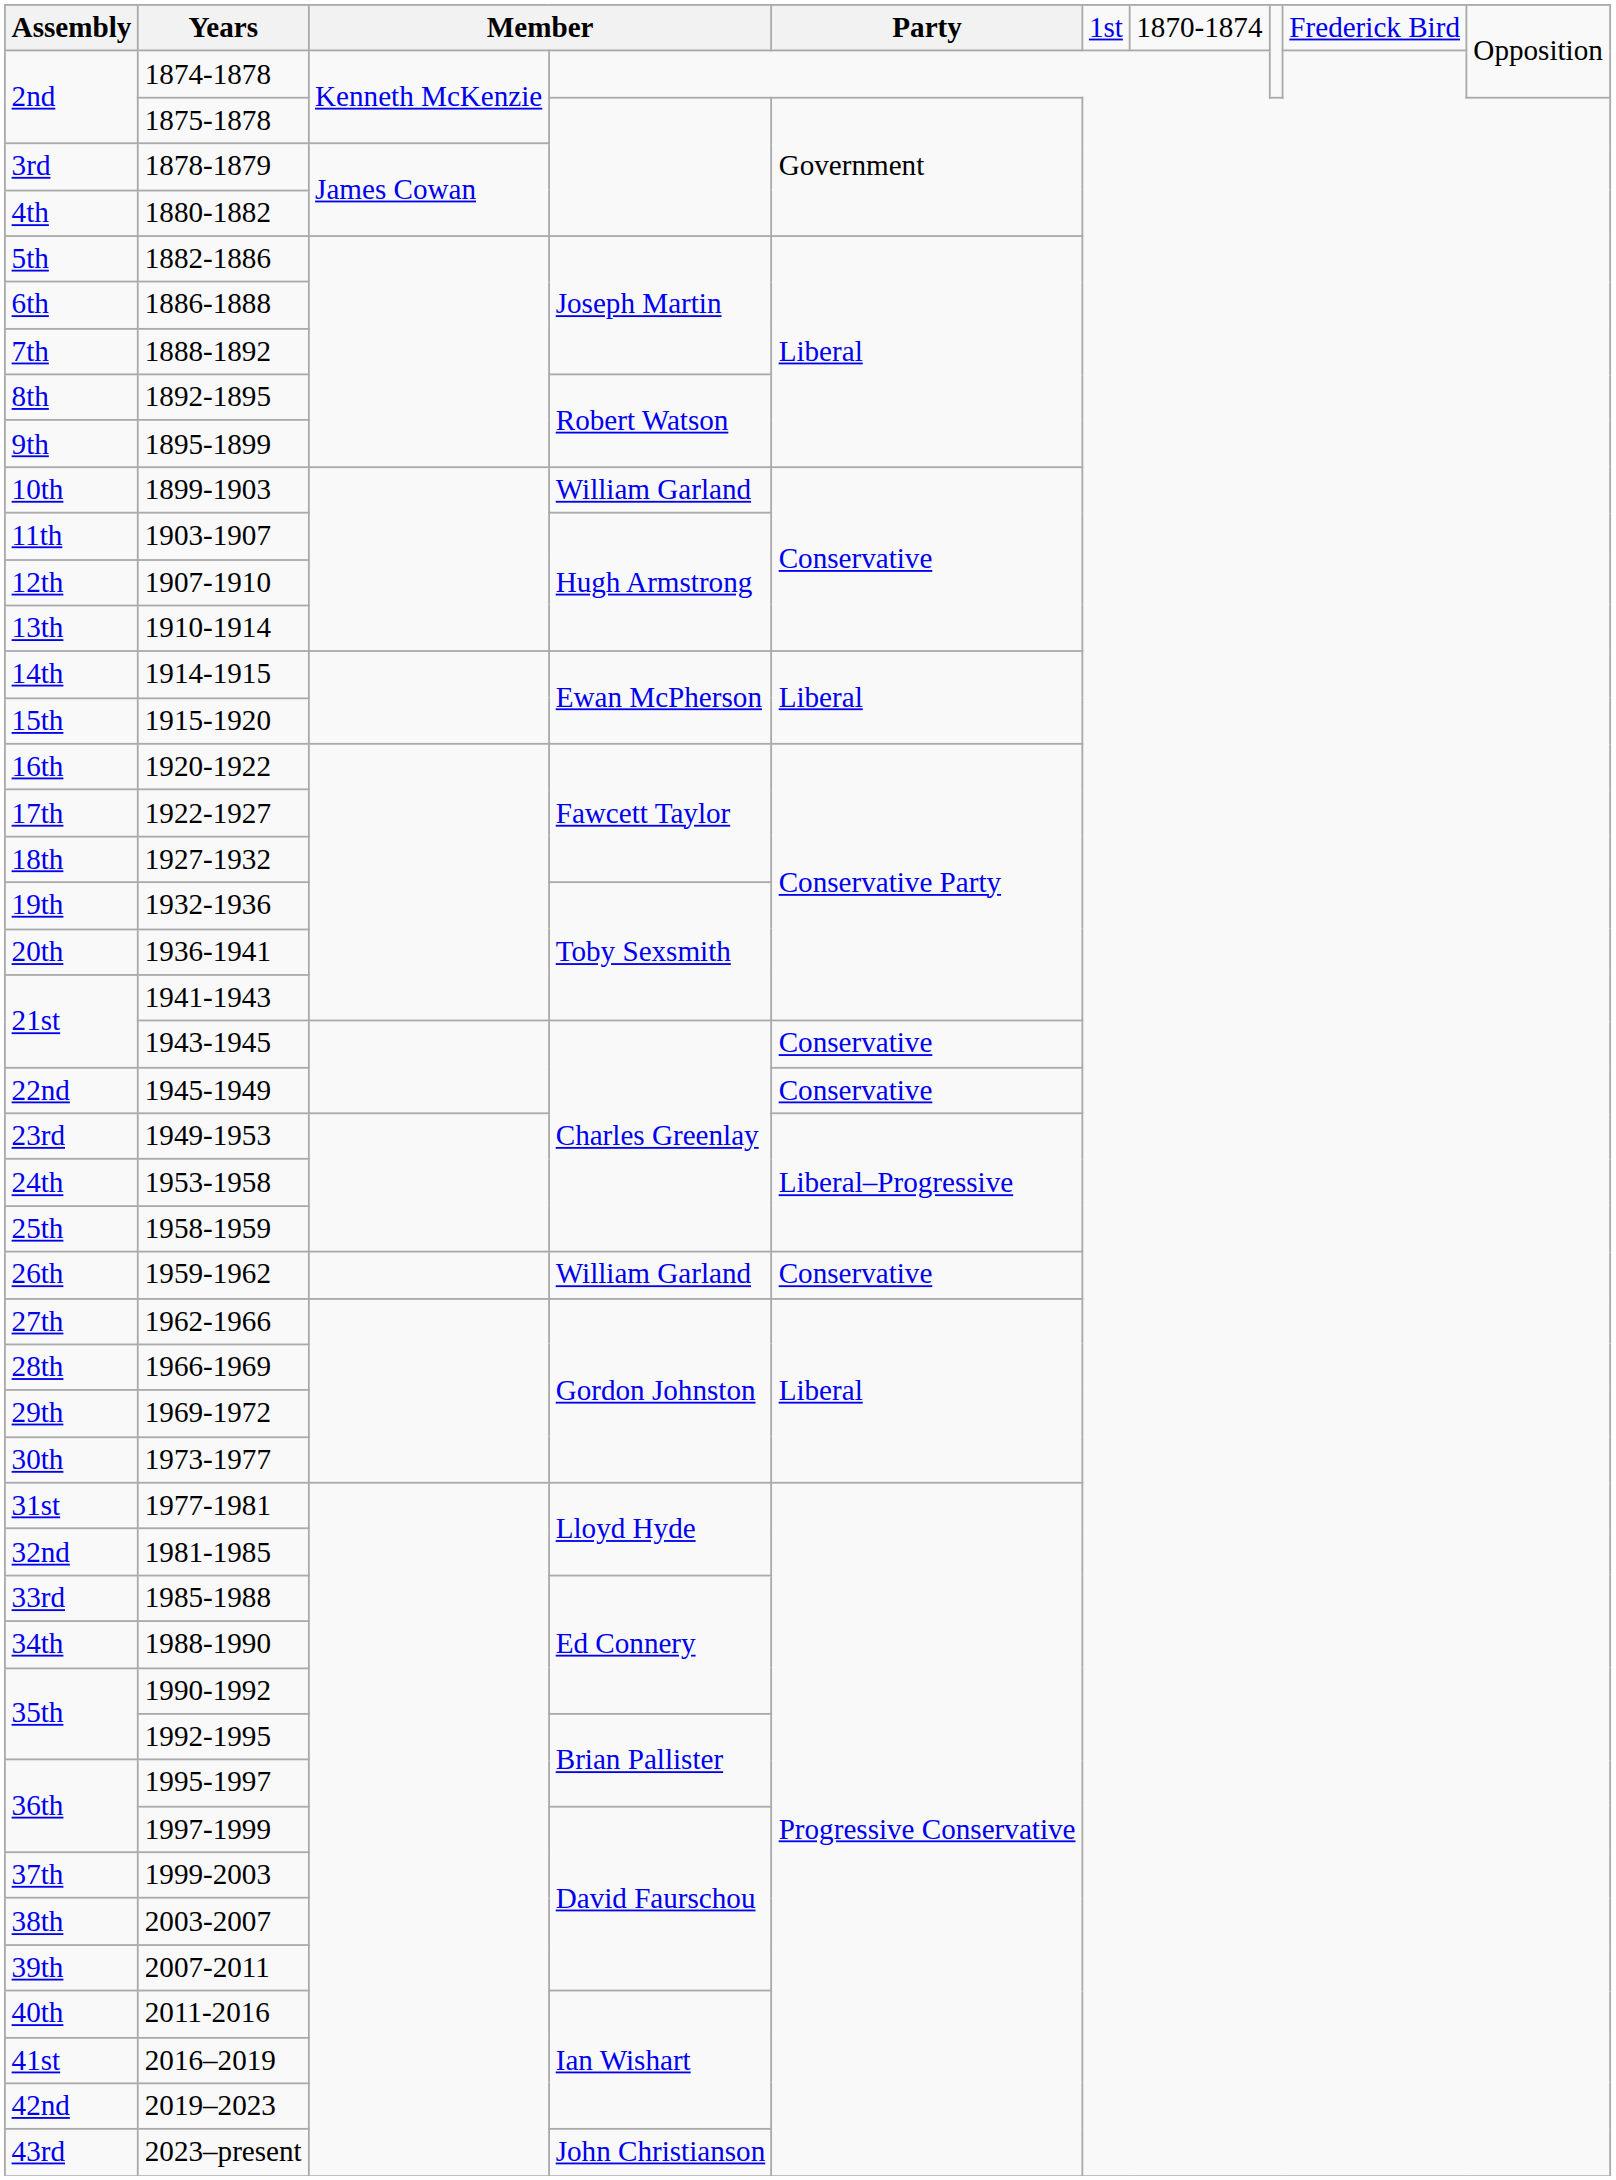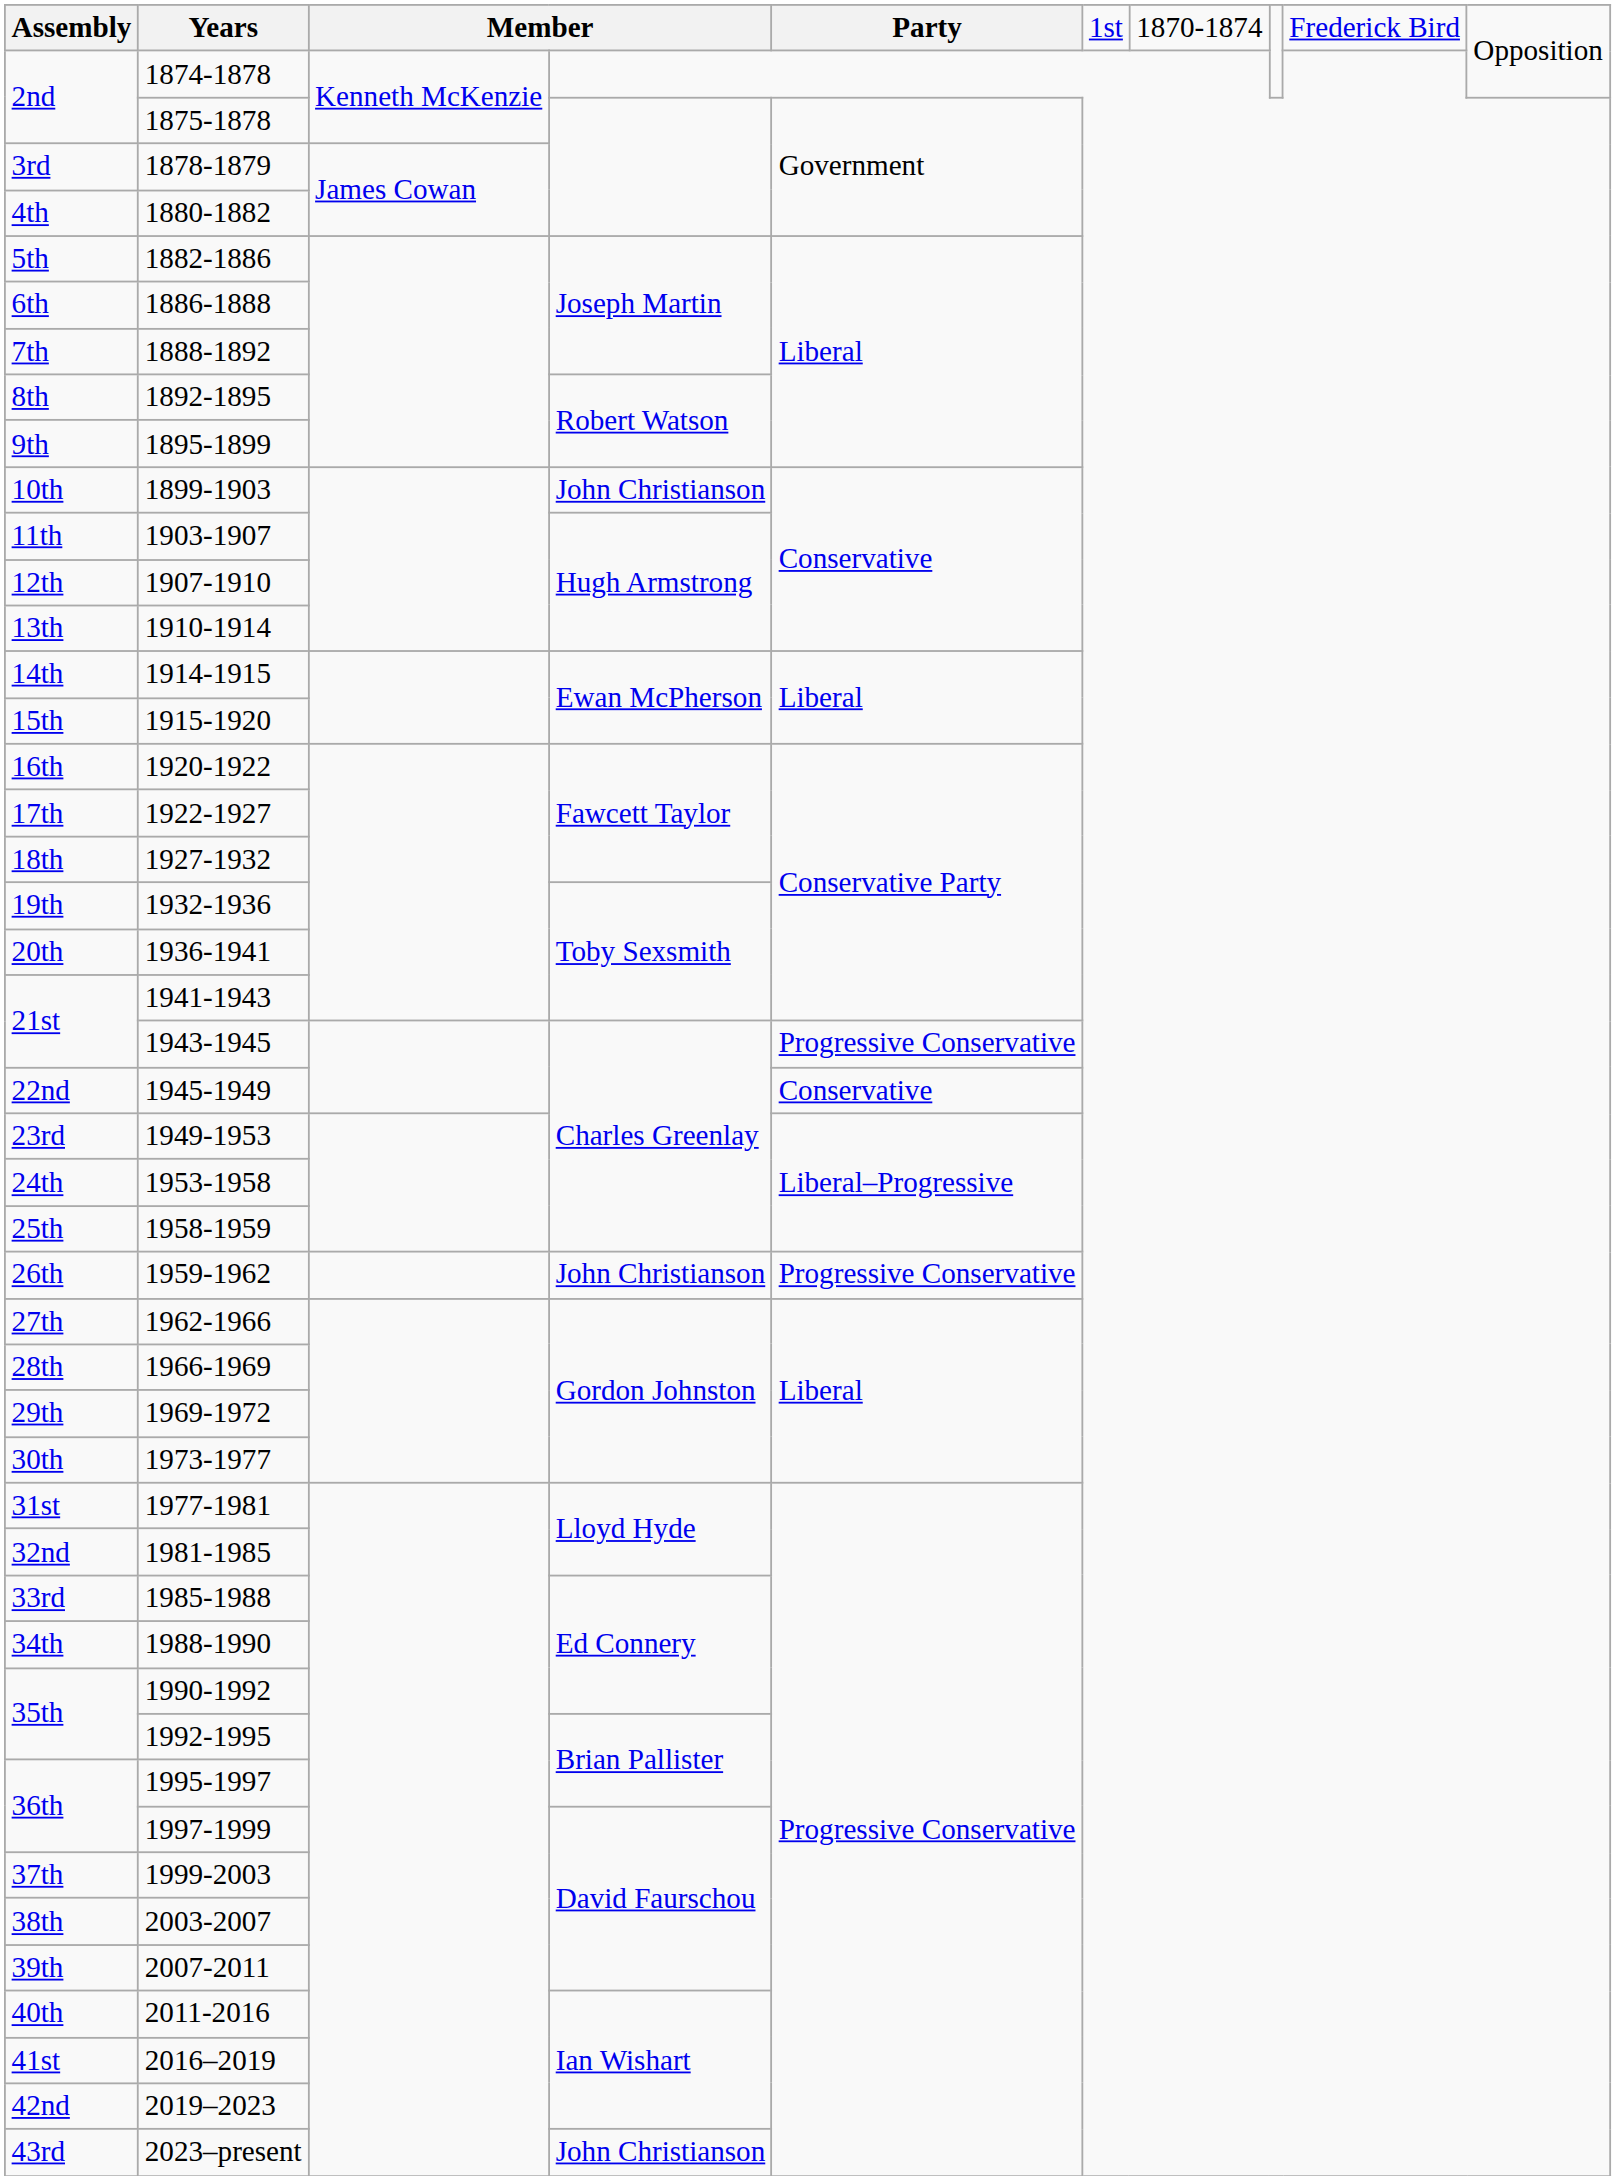(653, 489) William Garland -> (660, 489) John Christianson
(855, 1043) Conservative -> (927, 1043) Progressive Conservative
(653, 1274) William Garland -> (660, 1274) John Christianson
(855, 1274) Conservative -> (927, 1274) Progressive Conservative
